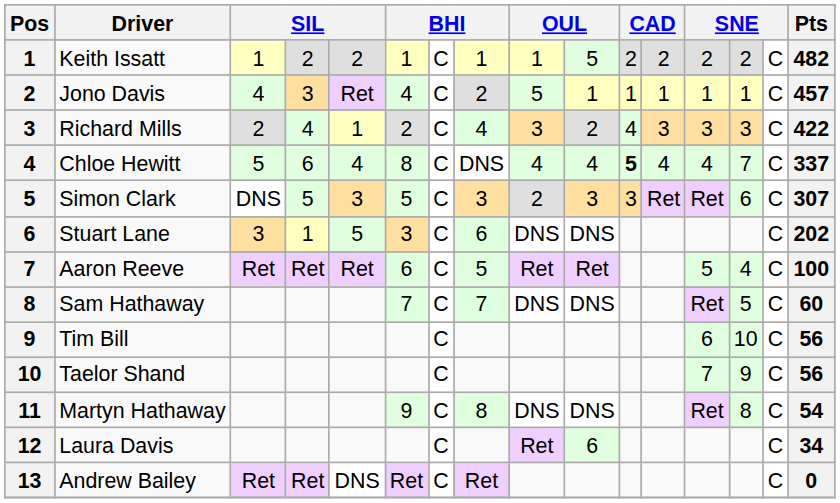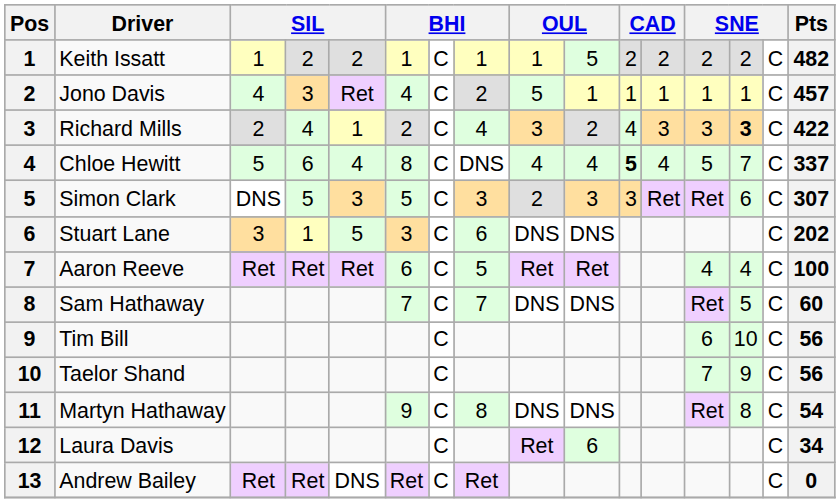(746, 128) normal -> (746, 128) bold
(707, 163) 4 -> (707, 163) 5
(707, 269) 5 -> (707, 269) 4
